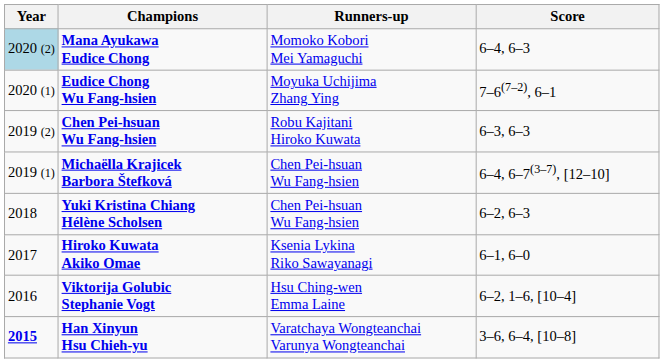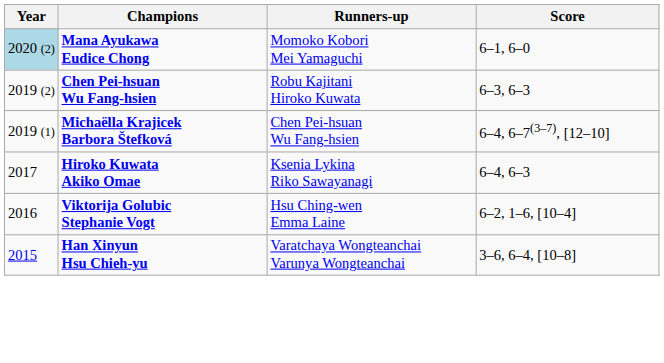(505, 49) 6–4, 6–3 -> (505, 49) 6–1, 6–0
- row: (109, 90)
- row: (128, 214)
(505, 255) 6–1, 6–0 -> (505, 172) 6–4, 6–3
(22, 337) bold -> (22, 255) normal
